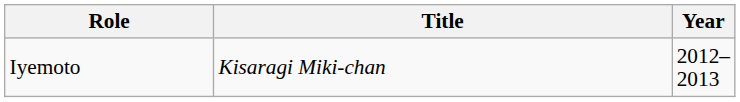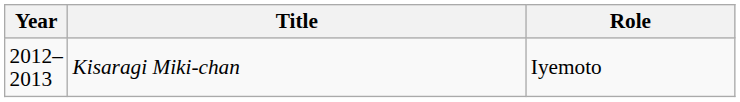columns swapped: (703, 21) <-> (109, 21)
